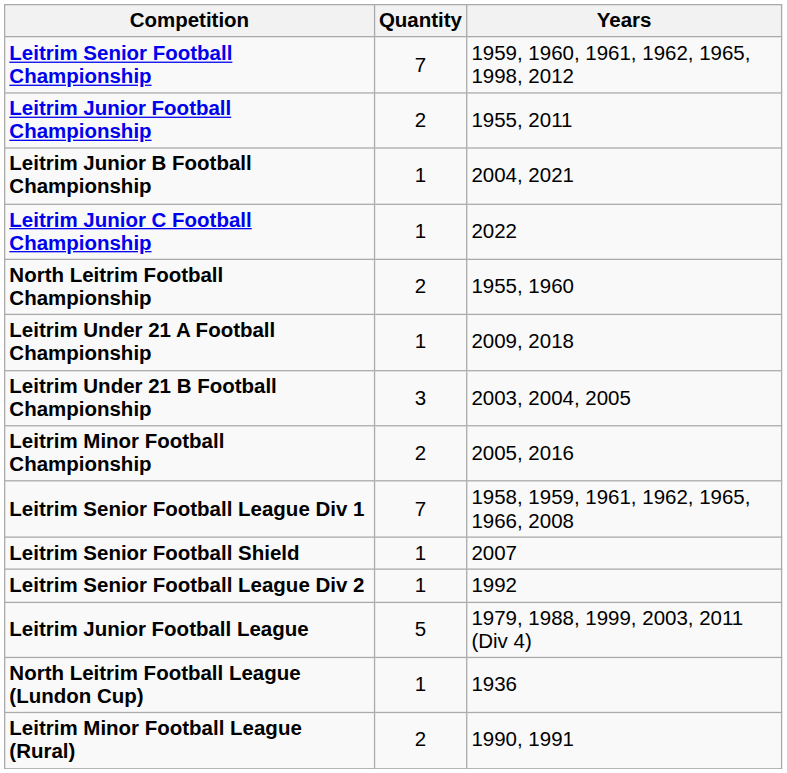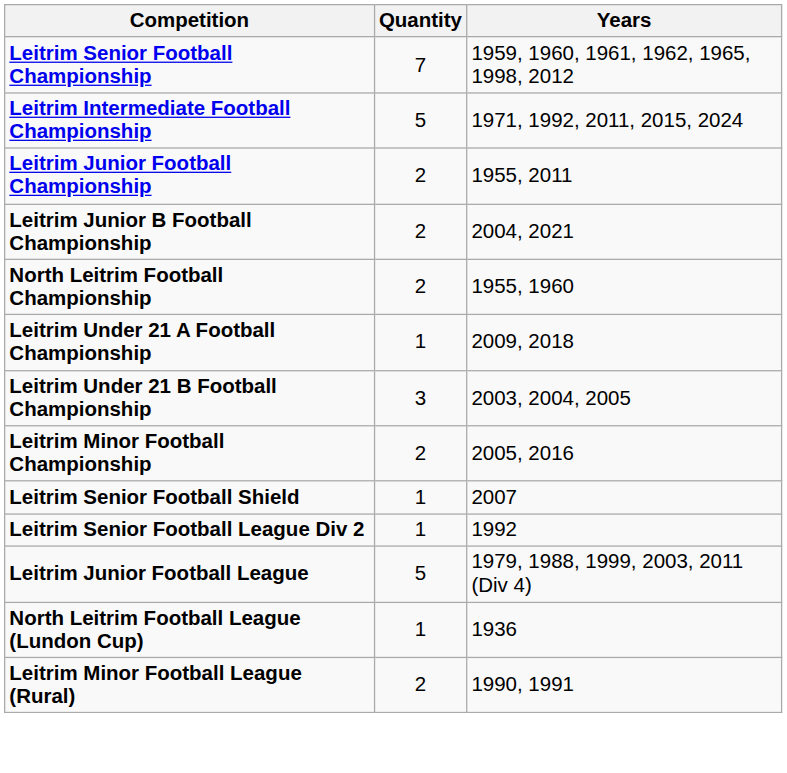+ row: (150, 120)
(420, 175) 1 -> (420, 231) 2
- row: (131, 231)
- row: (187, 508)
